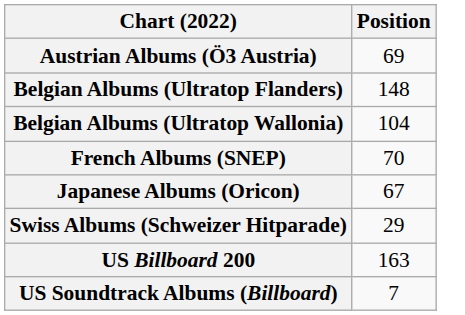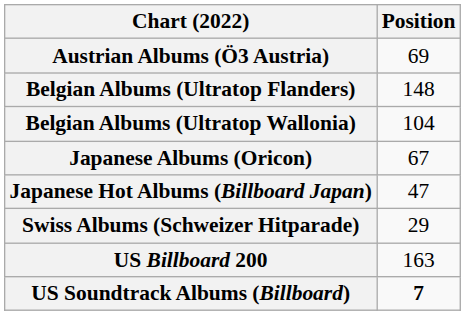- row: (178, 157)
+ row: (191, 191)
(394, 293) normal -> (419, 293) bold
